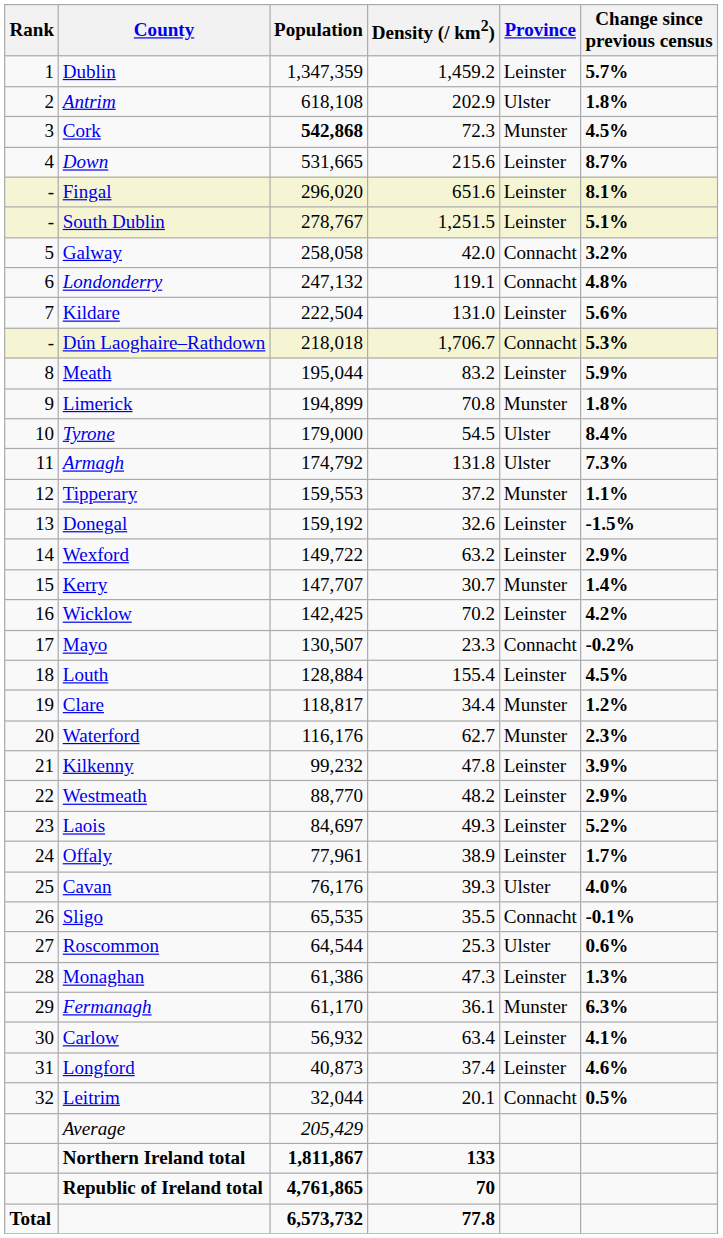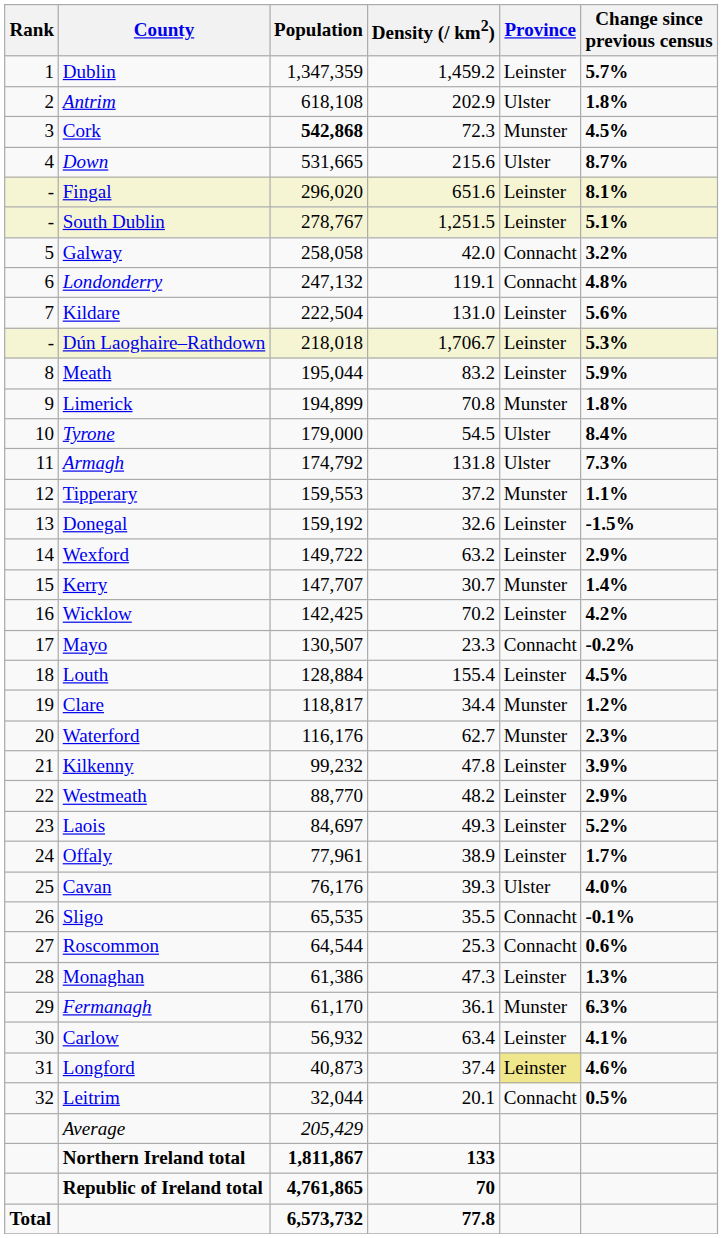(535, 161) Leinster -> (527, 161) Ulster
(540, 342) Connacht -> (535, 342) Leinster
(527, 946) Ulster -> (540, 946) Connacht
(535, 1067) no background -> (535, 1067) khaki background
